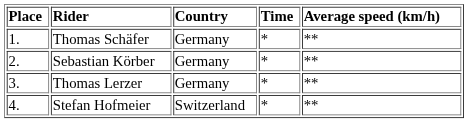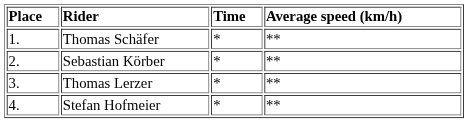- column: (201, 16)
